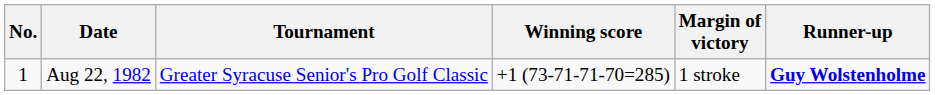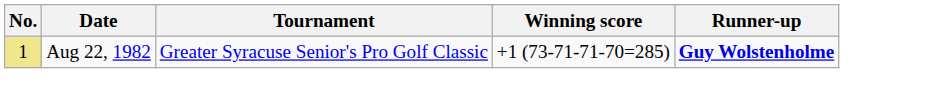- column: (720, 31)
(23, 74) no background -> (23, 52) khaki background
